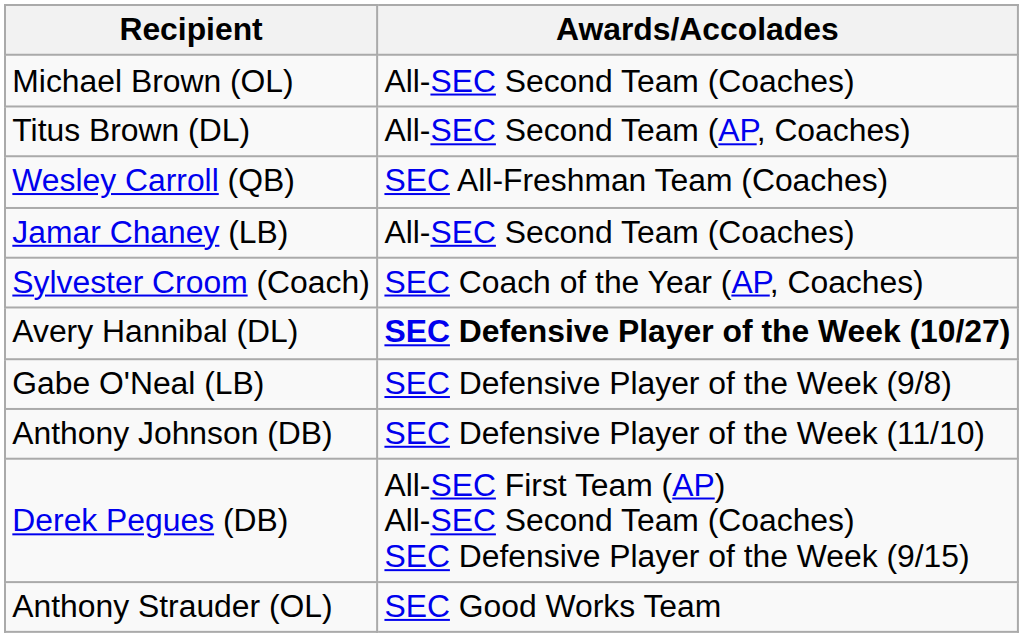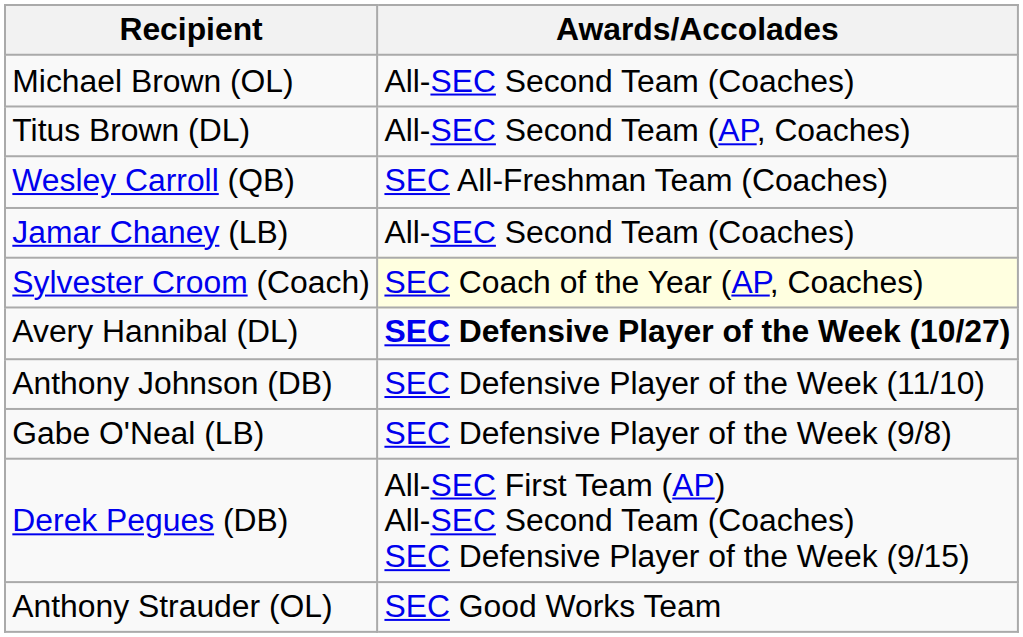(654, 282) no background -> (654, 282) lightyellow background
rows swapped: (173, 433) <-> (138, 383)
